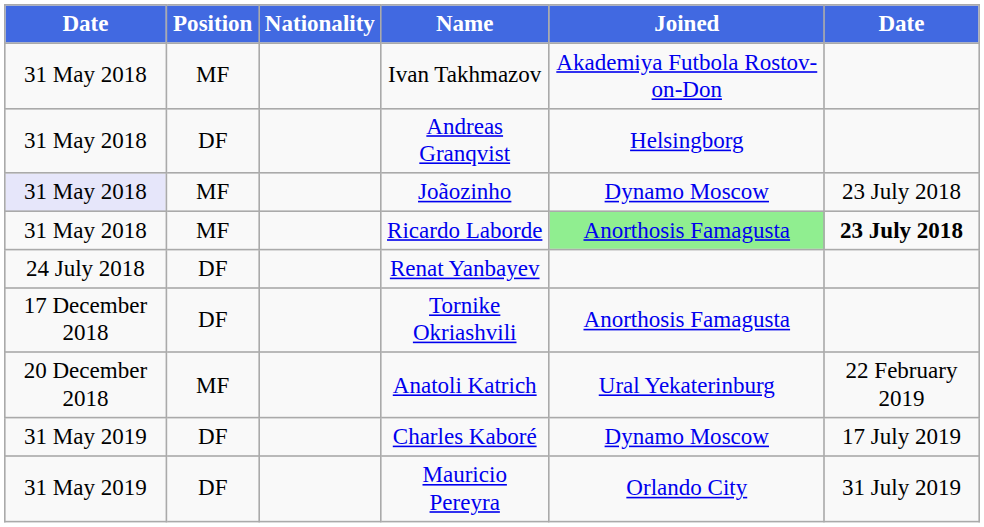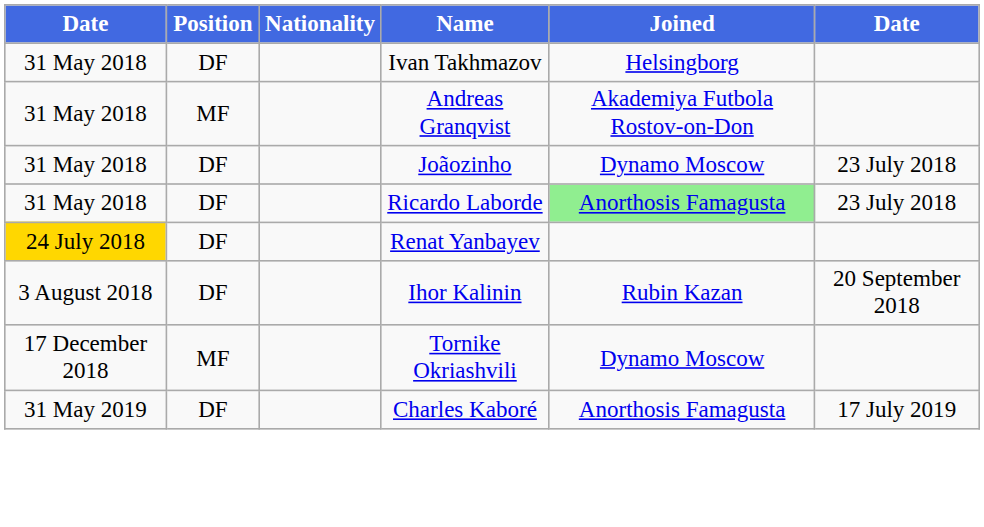(213, 75) MF -> (213, 61) DF
(687, 75) Akademiya Futbola Rostov-on-Don -> (682, 61) Helsingborg
(213, 140) DF -> (213, 113) MF
(687, 140) Helsingborg -> (682, 113) Akademiya Futbola Rostov-on-Don
(85, 192) lavender background -> (85, 165) no background
(213, 192) MF -> (213, 165) DF
(213, 230) MF -> (213, 203) DF
(901, 230) bold -> (897, 203) normal
(85, 268) no background -> (85, 241) gold background
+ row: (465, 292)
(213, 319) DF -> (213, 357) MF
(687, 319) Anorthosis Famagusta -> (682, 357) Dynamo Moscow
- row: (465, 385)
(687, 436) Dynamo Moscow -> (682, 409) Anorthosis Famagusta
- row: (465, 488)
